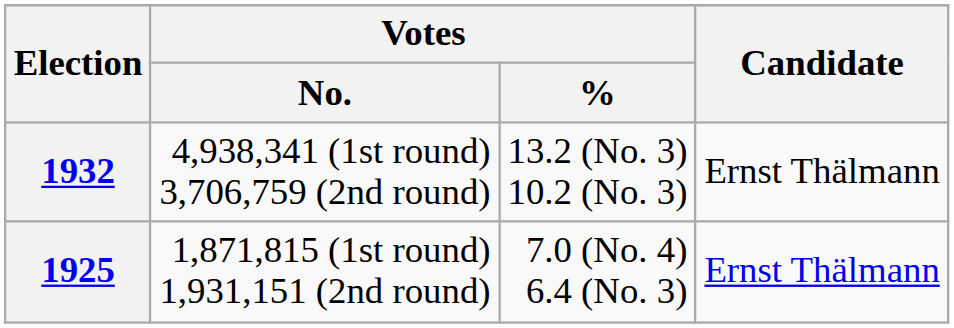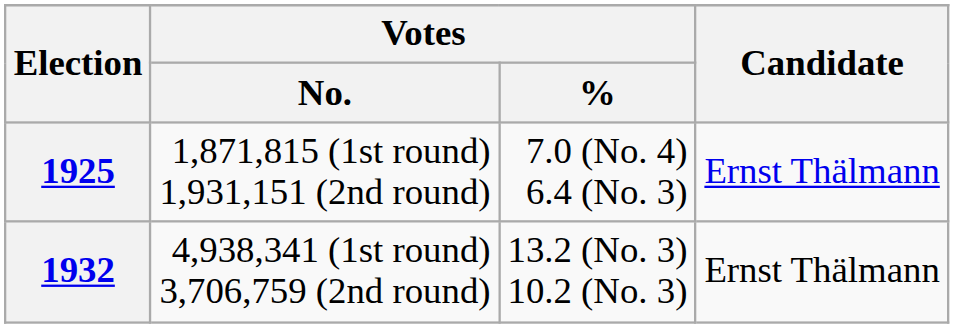rows swapped: (78, 270) <-> (78, 171)
